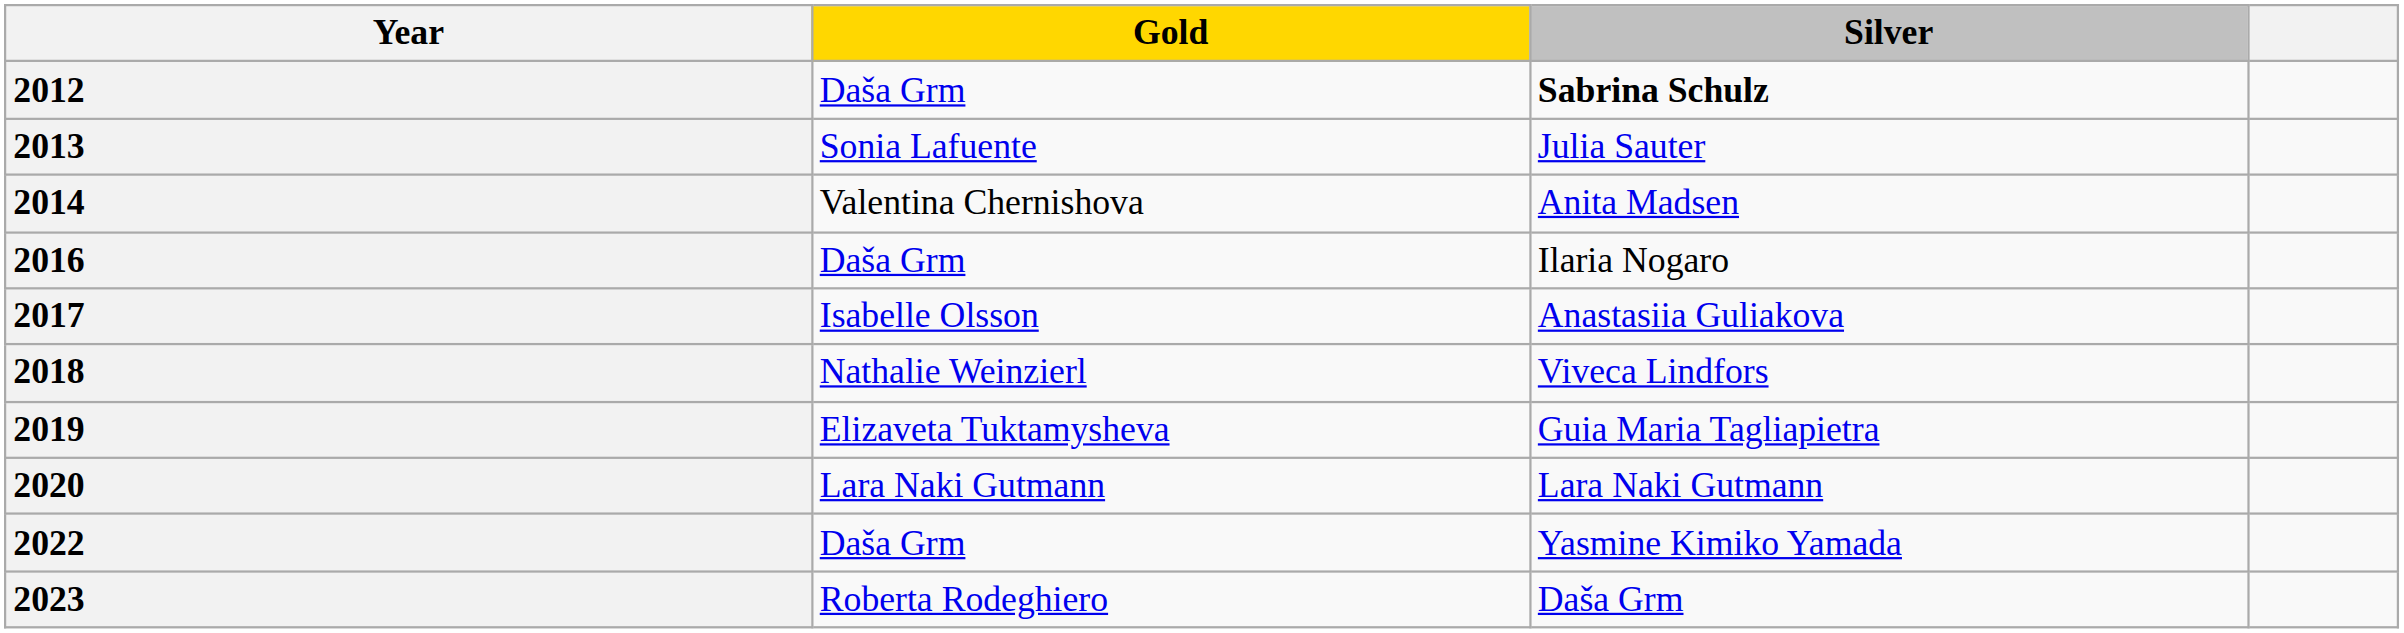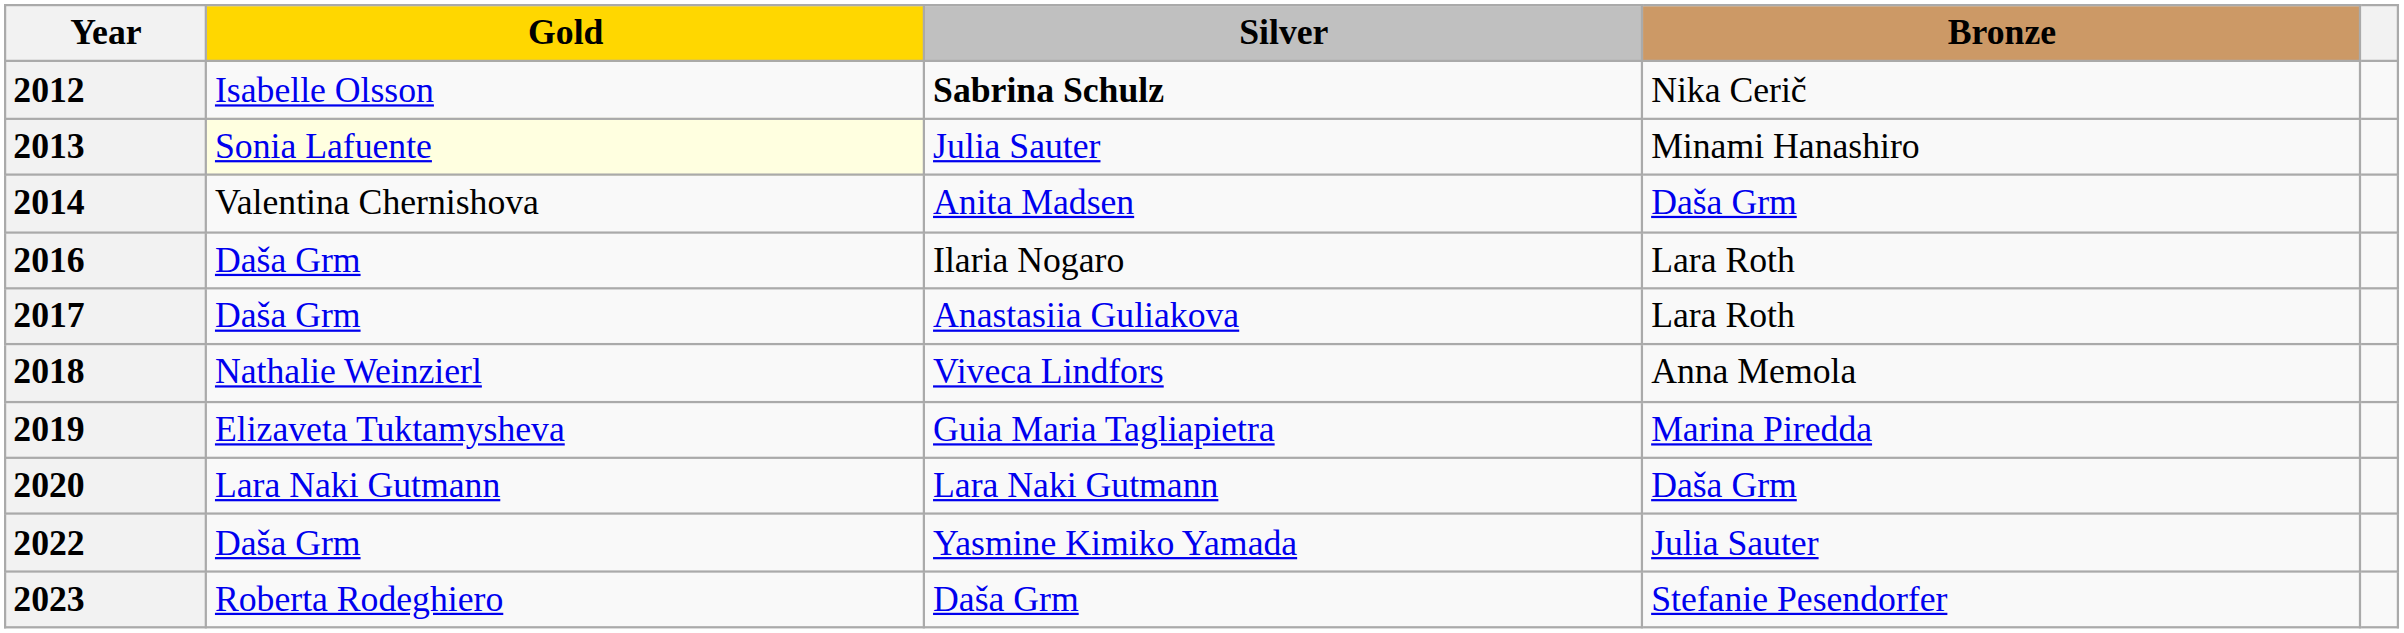+ column: (2002, 32)
(893, 89) Daša Grm -> (324, 89) Isabelle Olsson
(928, 145) no background -> (323, 145) lightyellow background
(929, 315) Isabelle Olsson -> (288, 315) Daša Grm
